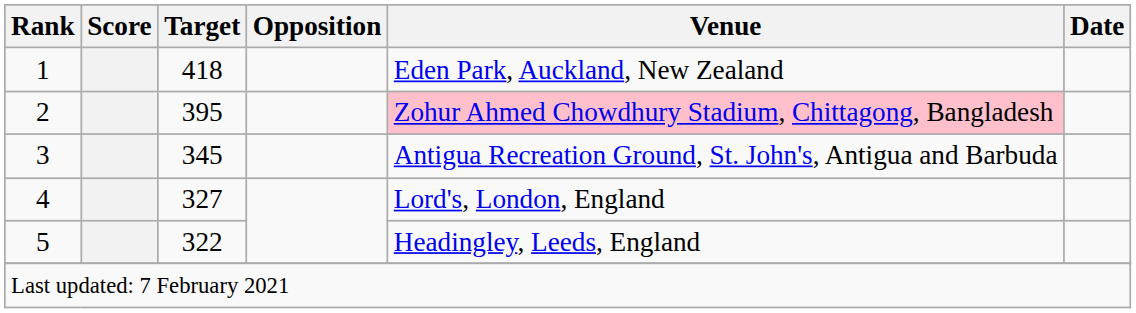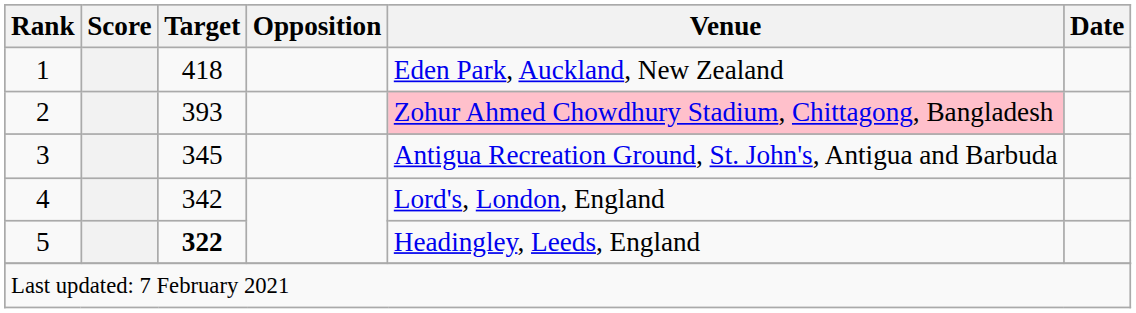(202, 112) 395 -> (202, 112) 393
(202, 198) 327 -> (202, 198) 342
(202, 241) normal -> (202, 241) bold
